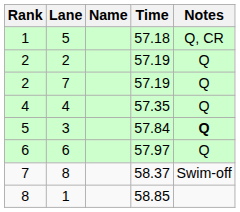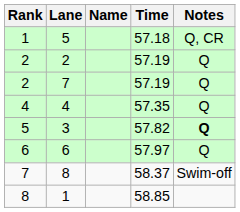(152, 128) 57.84 -> (152, 128) 57.82
